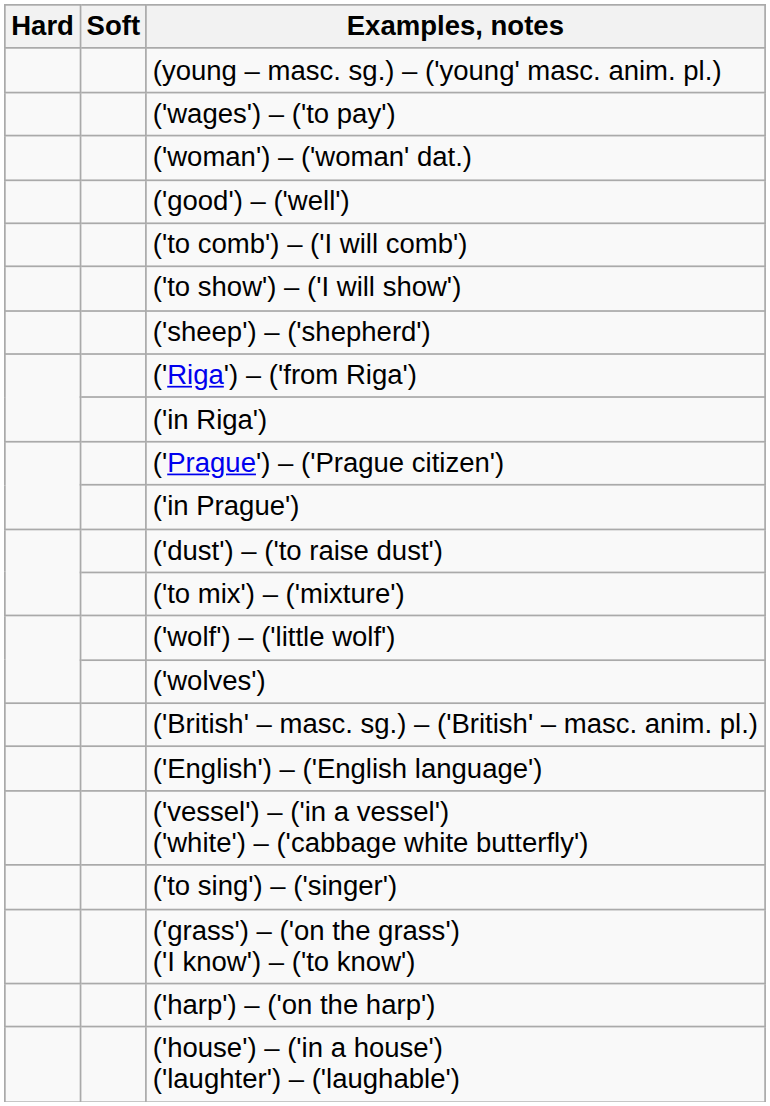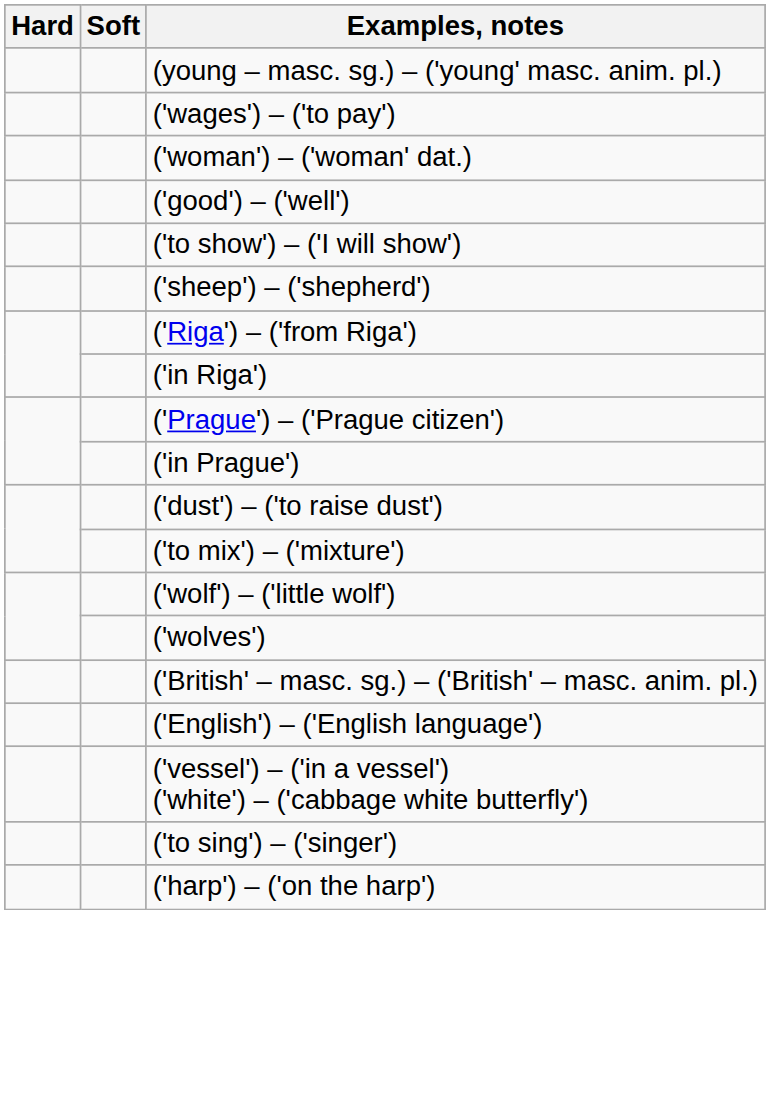- row: (310, 244)
- row: (306, 945)
- row: (306, 1063)
